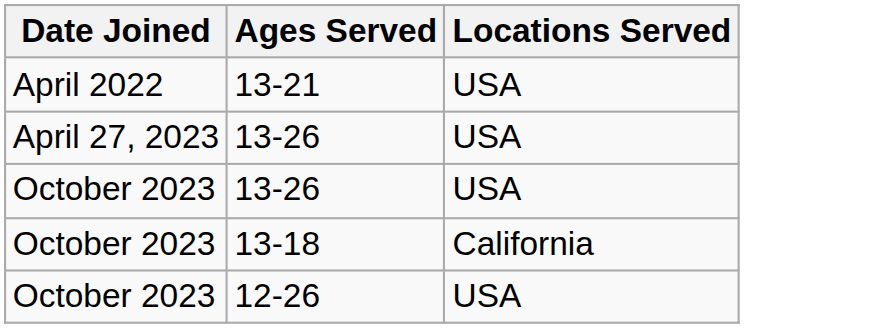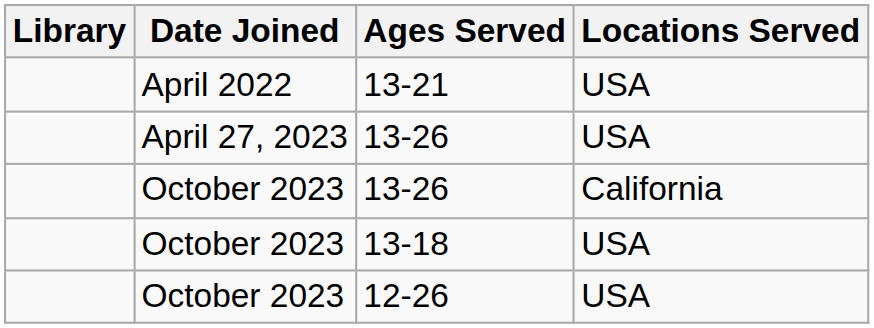+ column: (69, 31)
(487, 190) USA -> (652, 190) California
(523, 243) California -> (616, 243) USA
